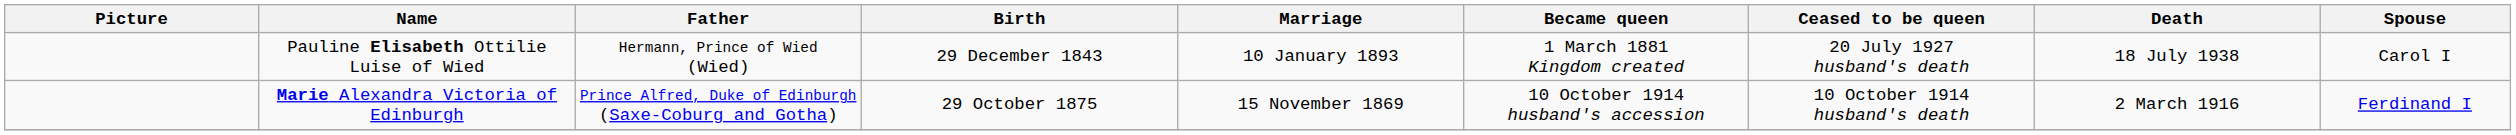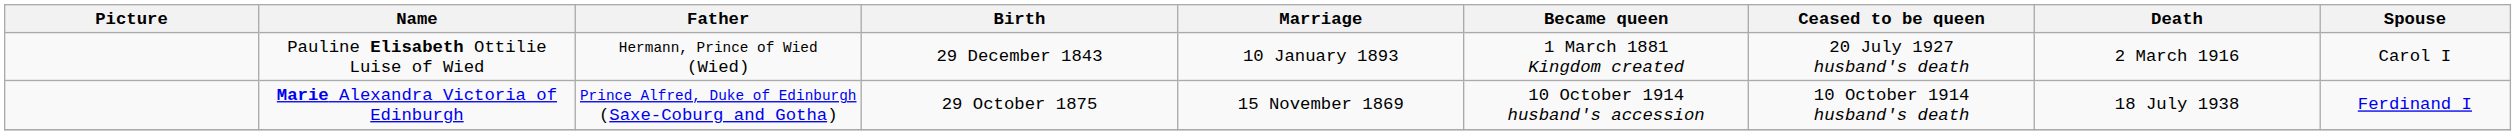(2177, 57) 18 July 1938 -> (2177, 57) 2 March 1916
(2177, 105) 2 March 1916 -> (2177, 105) 18 July 1938
